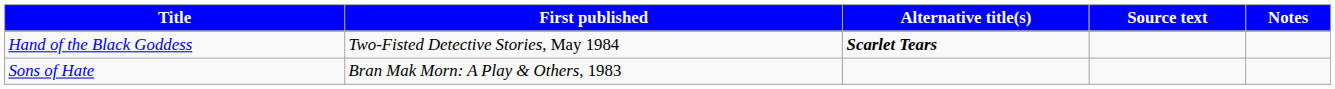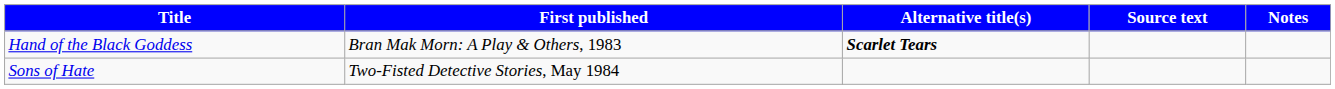(484, 44) Two-Fisted Detective Stories, May 1984 -> (485, 44) Bran Mak Morn: A Play & Others, 1983
(485, 71) Bran Mak Morn: A Play & Others, 1983 -> (484, 71) Two-Fisted Detective Stories, May 1984
